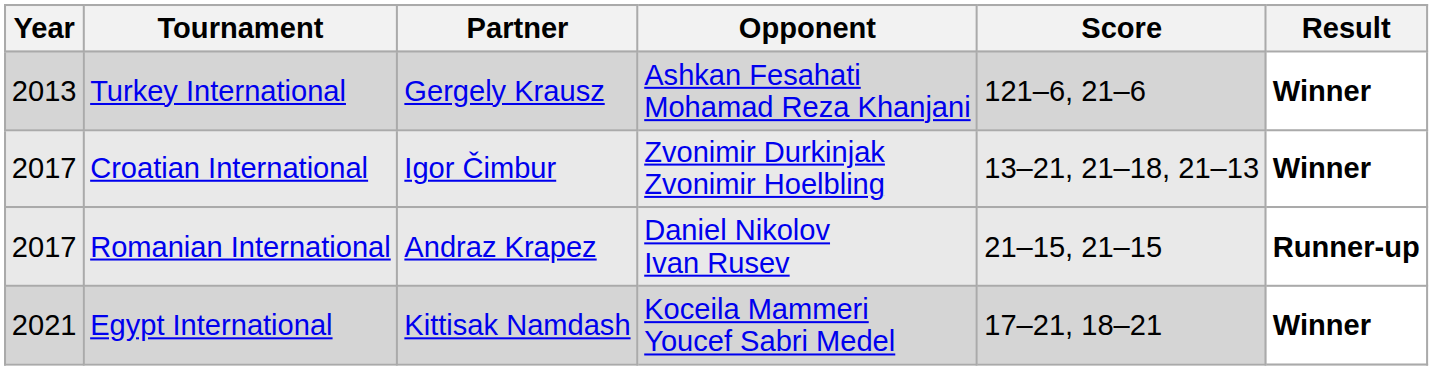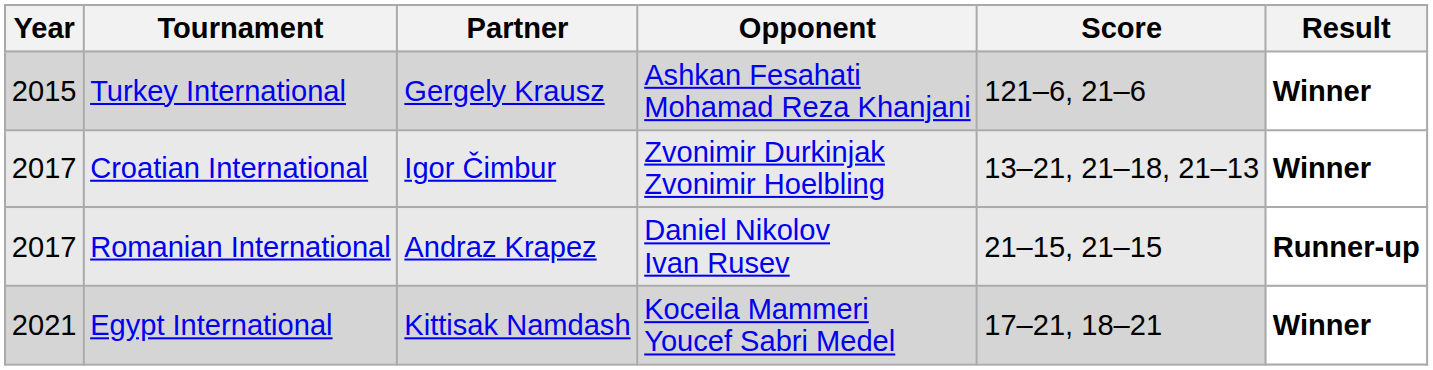(44, 90) 2013 -> (44, 90) 2015
